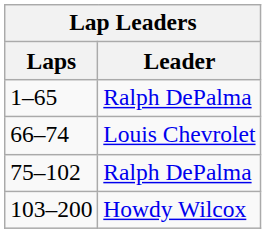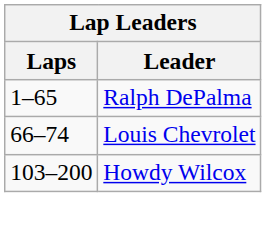- row: (45, 172)
